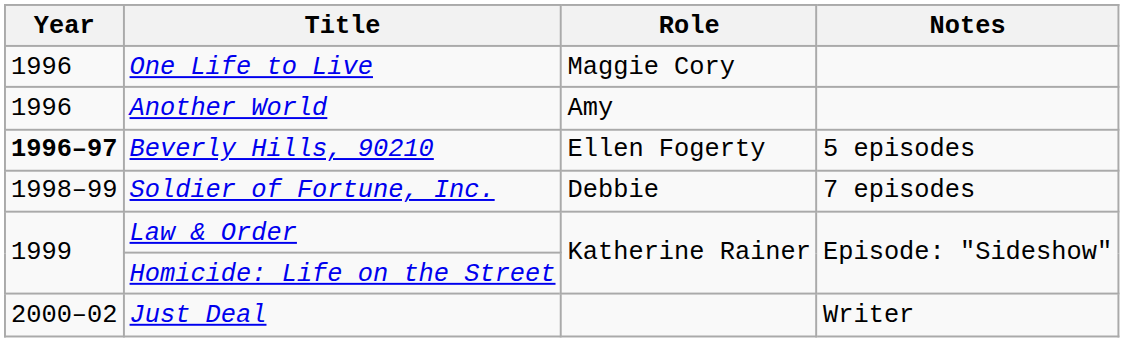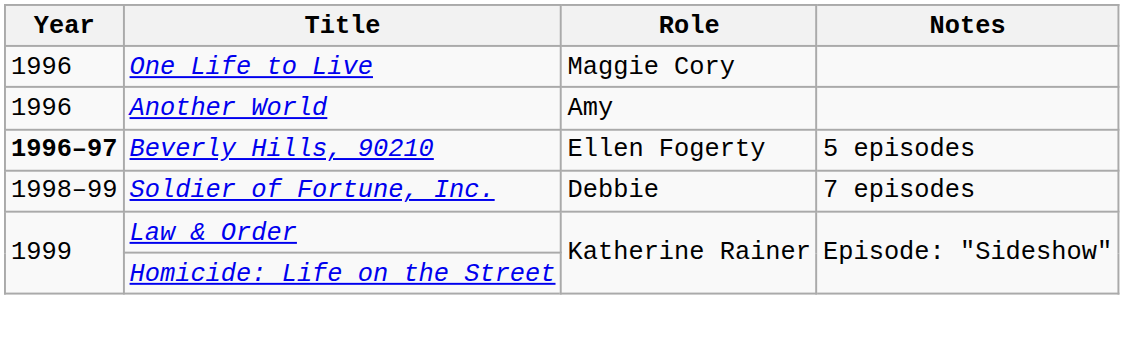- row: (198, 315)
